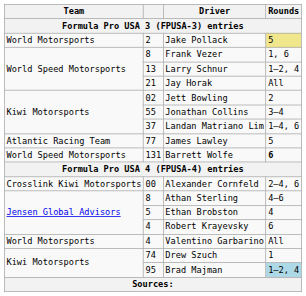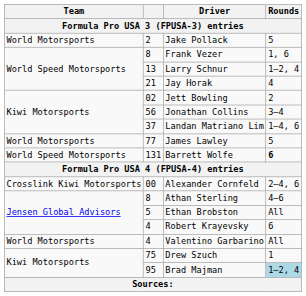(271, 40) khaki background -> (271, 40) no background
(276, 83) All -> (271, 83) 4
(151, 112) 55 -> (151, 112) 56
(58, 141) Atlantic Racing Team -> (51, 141) World Motorsports
(271, 213) 4 -> (276, 213) All
(151, 256) 74 -> (151, 256) 75
